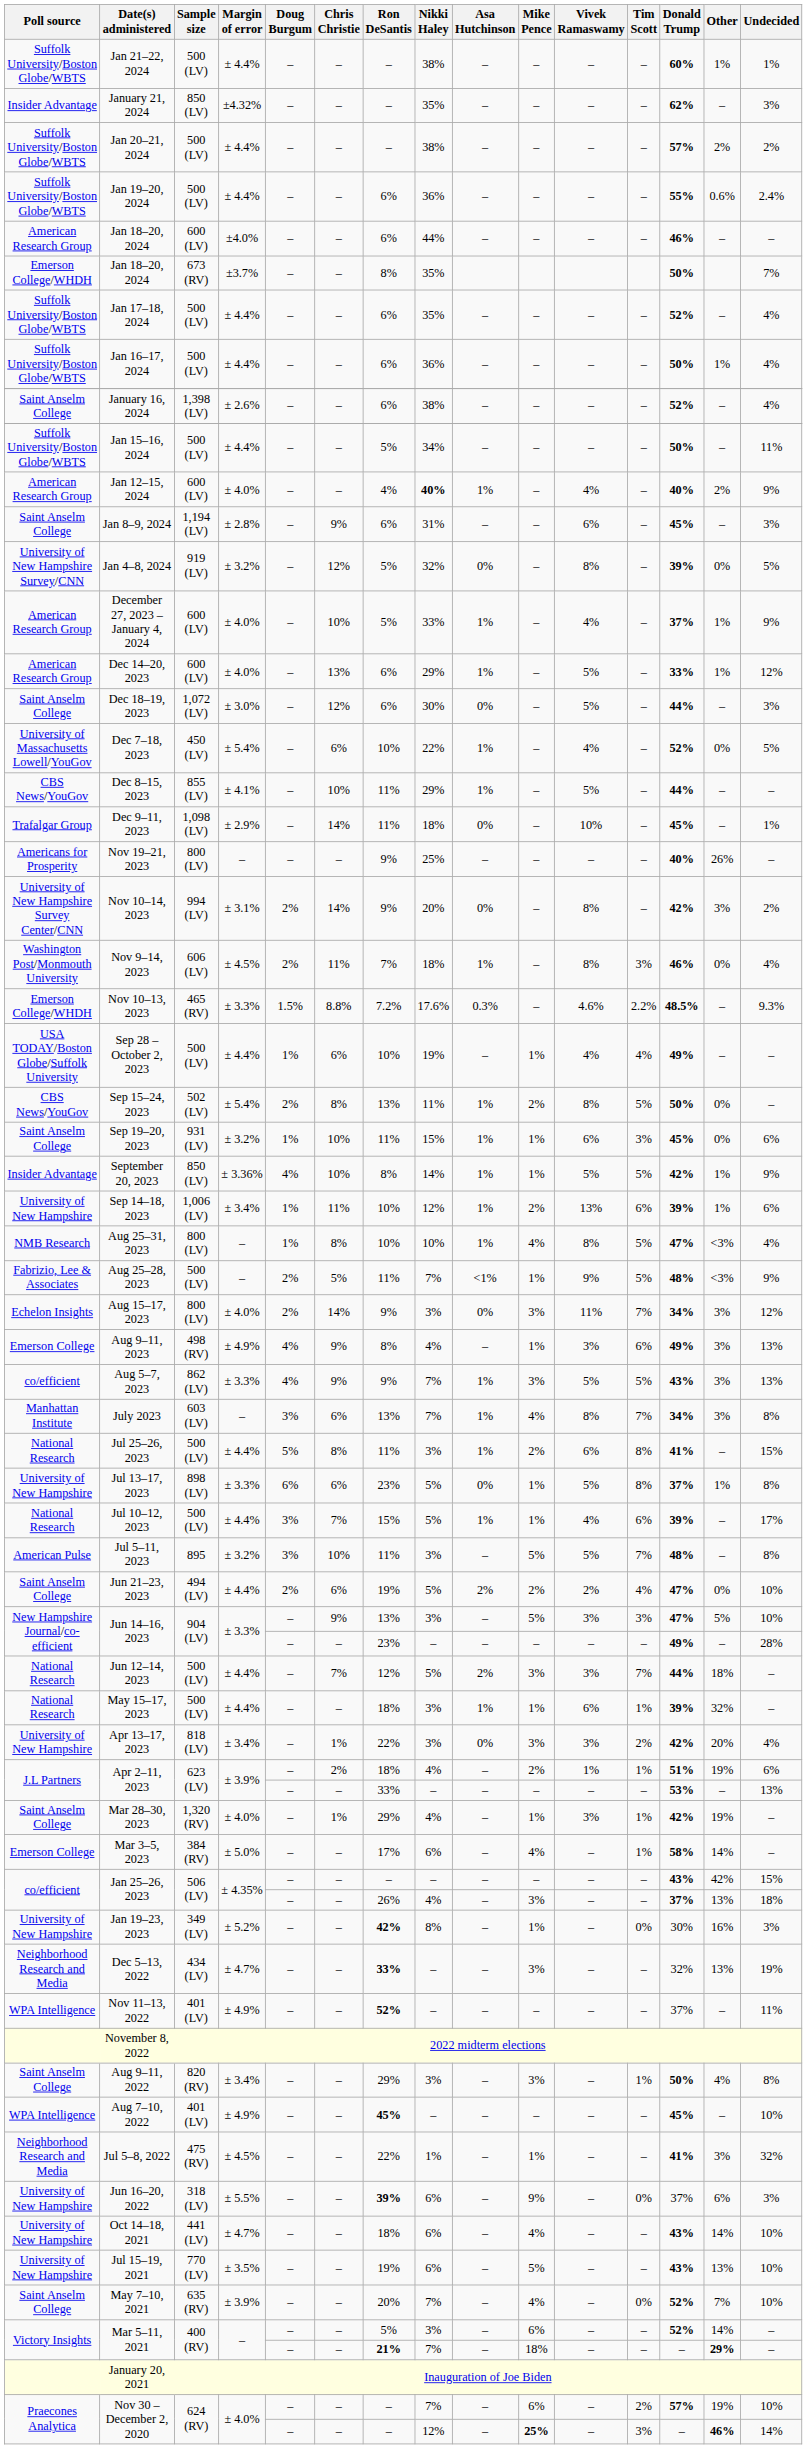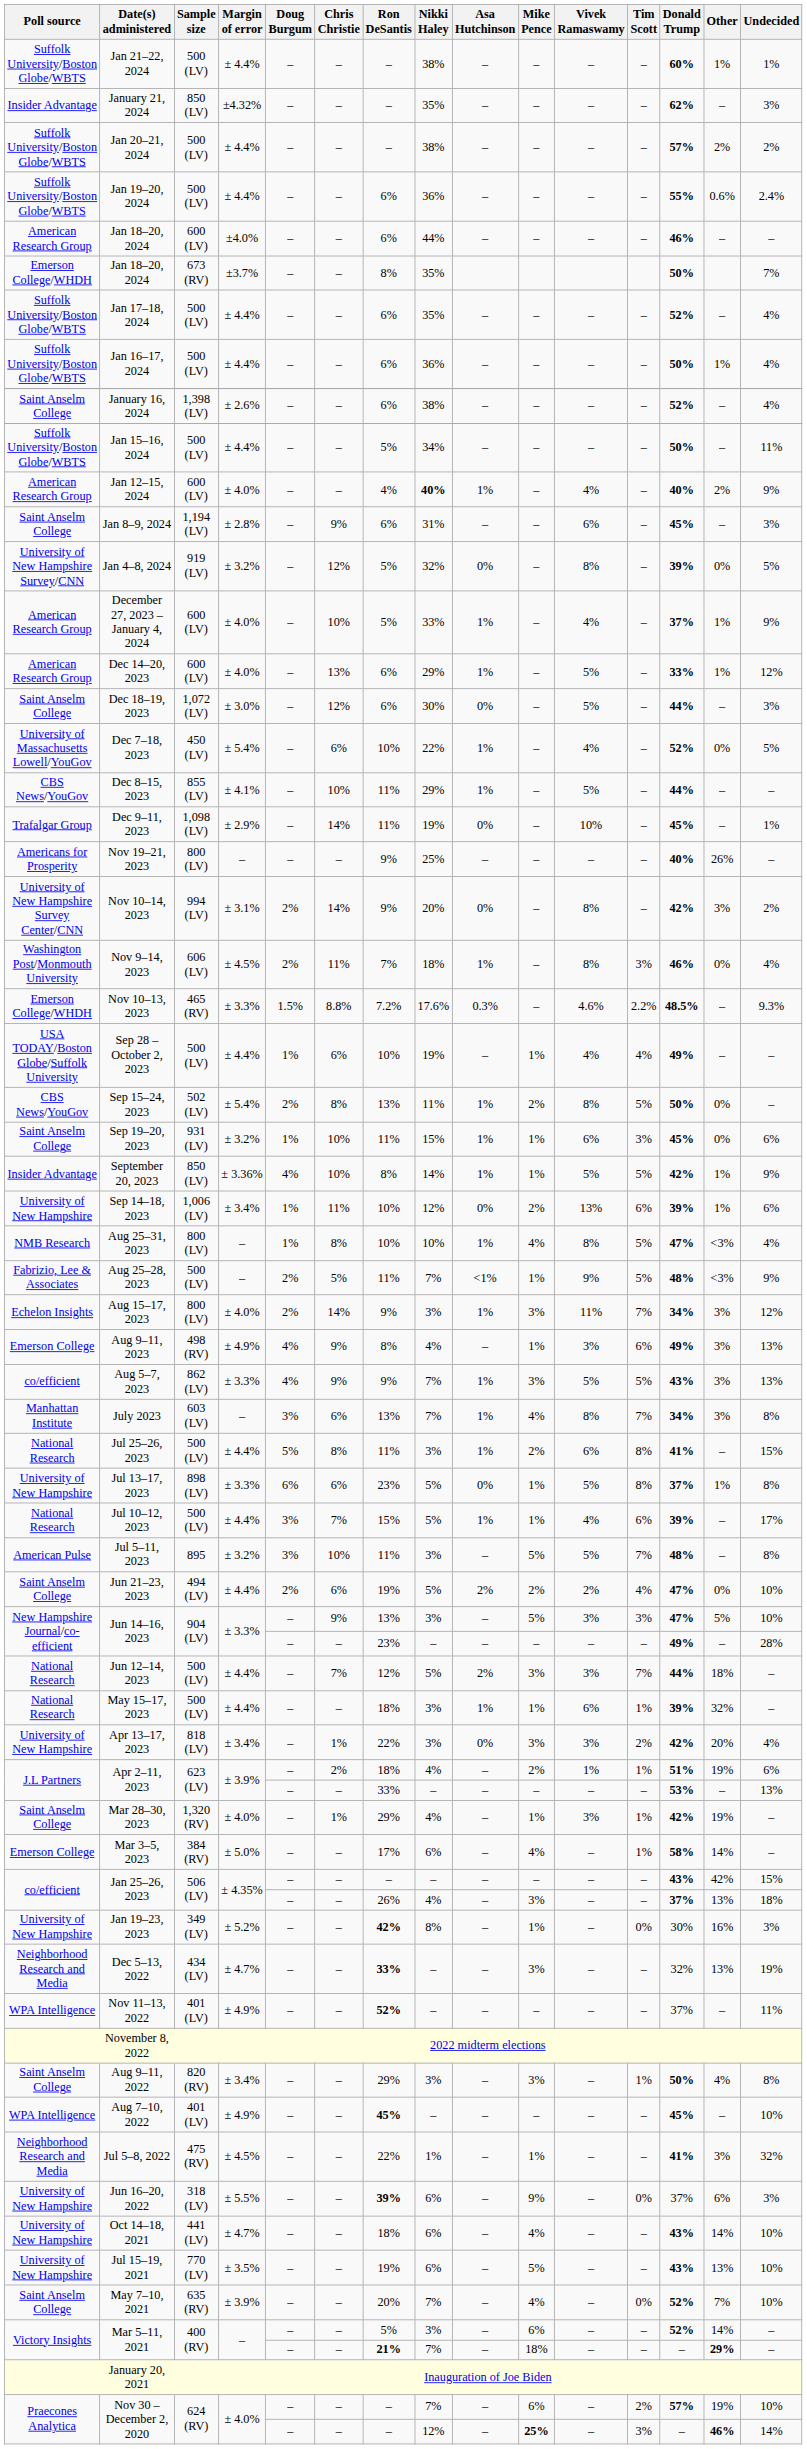(433, 824) 18% -> (433, 824) 19%
(485, 1208) 1% -> (485, 1208) 0%
(485, 1312) 0% -> (485, 1312) 1%
